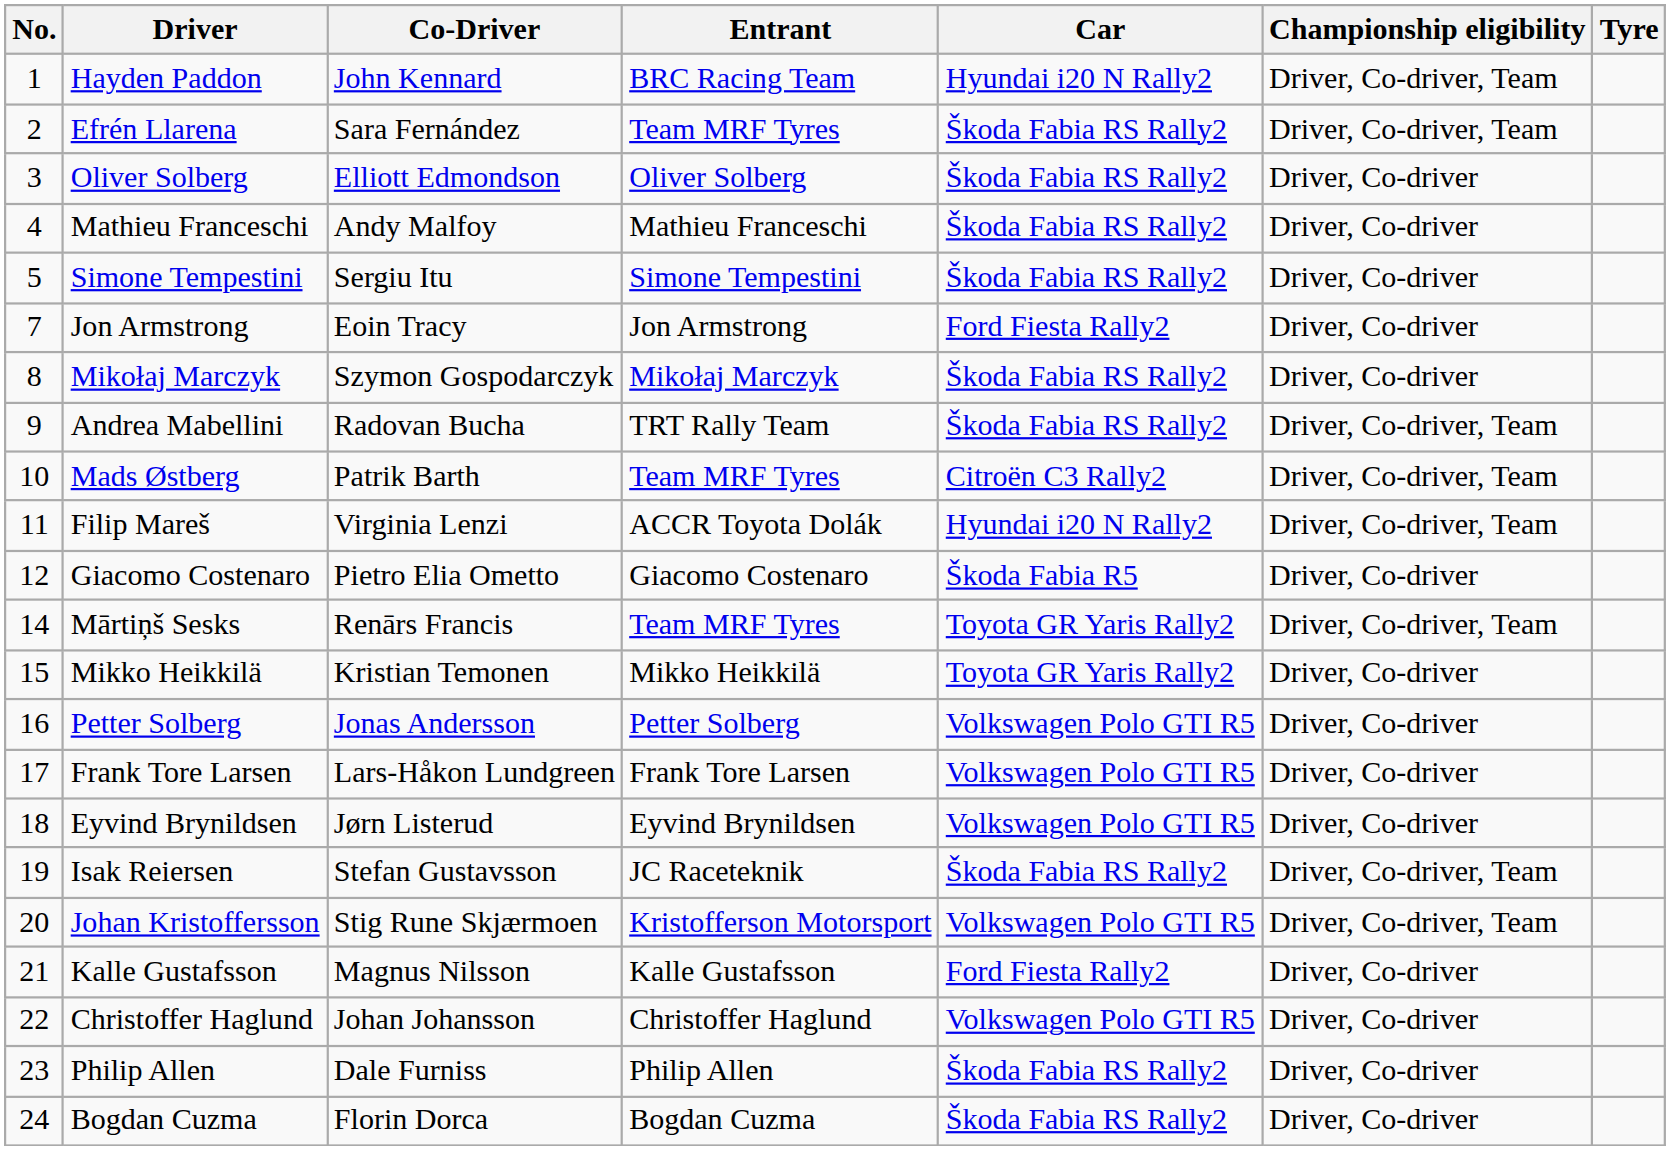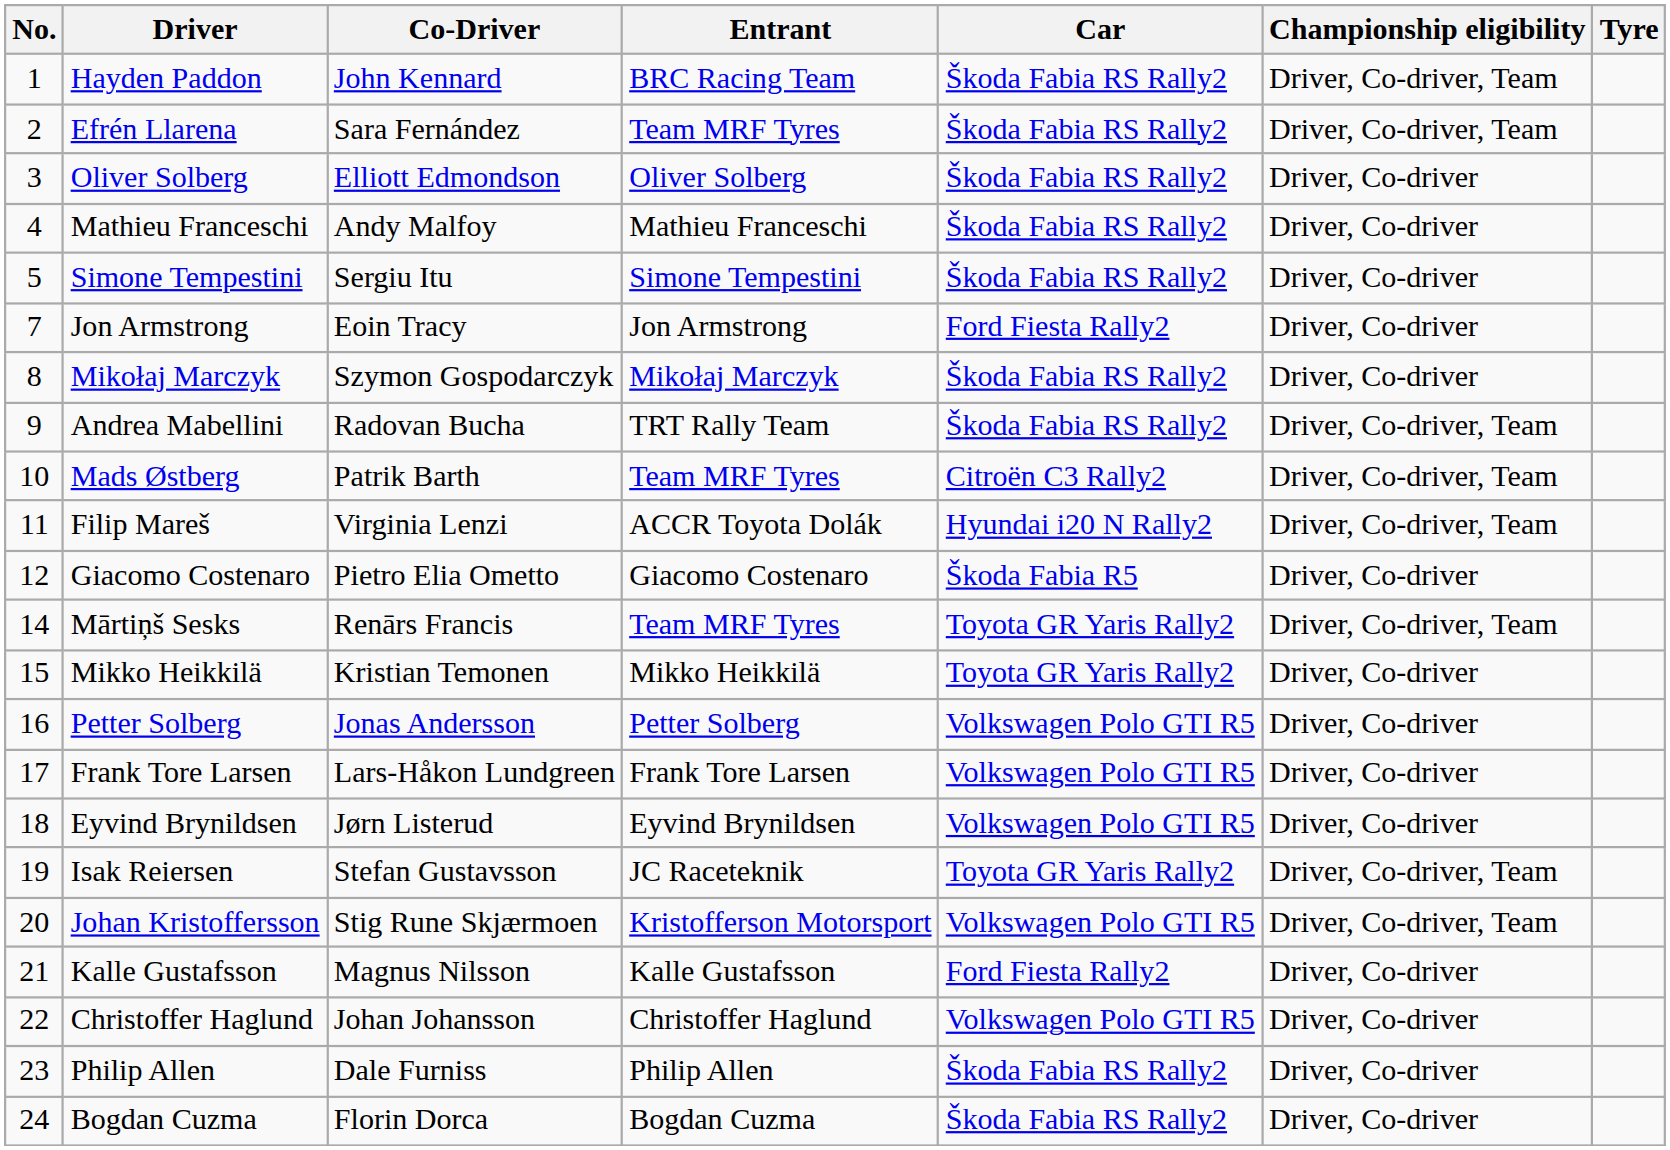(1079, 78) Hyundai i20 N Rally2 -> (1086, 78) Škoda Fabia RS Rally2
(1086, 871) Škoda Fabia RS Rally2 -> (1090, 871) Toyota GR Yaris Rally2
